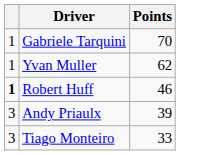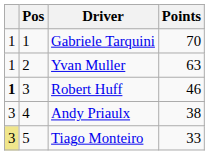+ column: (33, 16)
(165, 65) 62 -> (194, 65) 63
(165, 114) 39 -> (194, 114) 38
(12, 138) no background -> (12, 138) khaki background
